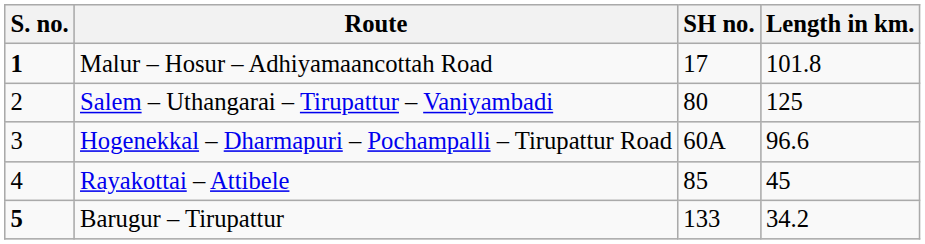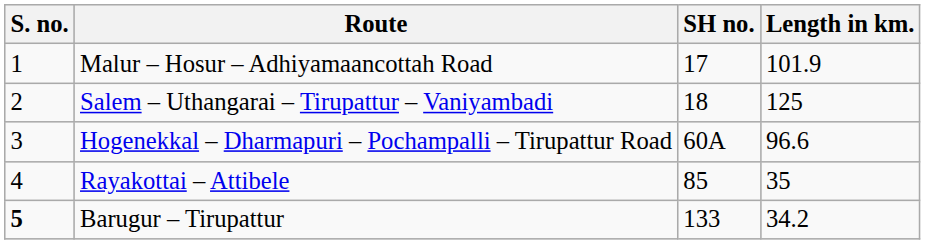(17, 63) bold -> (17, 63) normal
(794, 63) 101.8 -> (794, 63) 101.9
(696, 102) 80 -> (696, 102) 18
(778, 180) 45 -> (778, 180) 35
